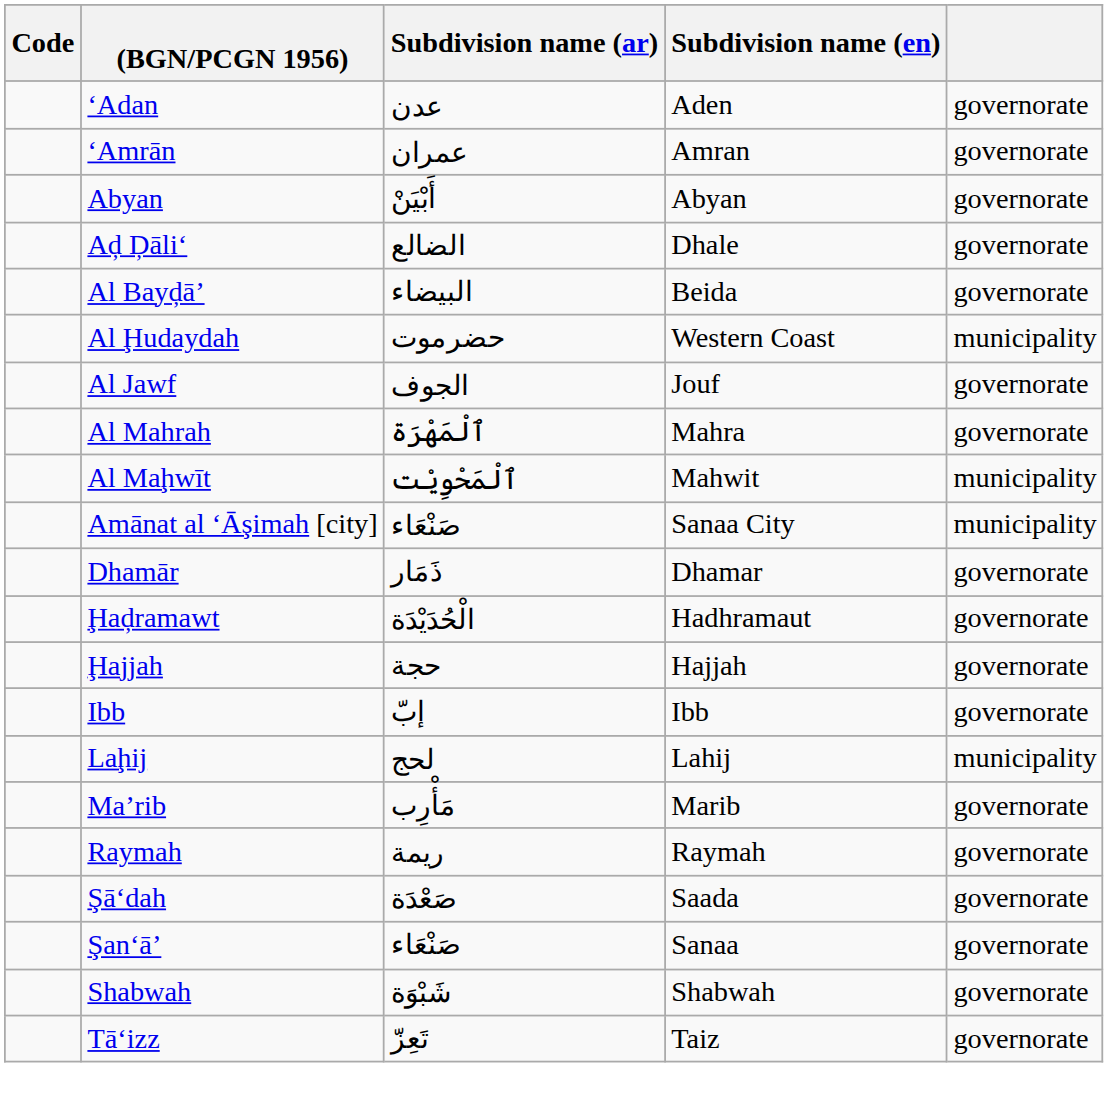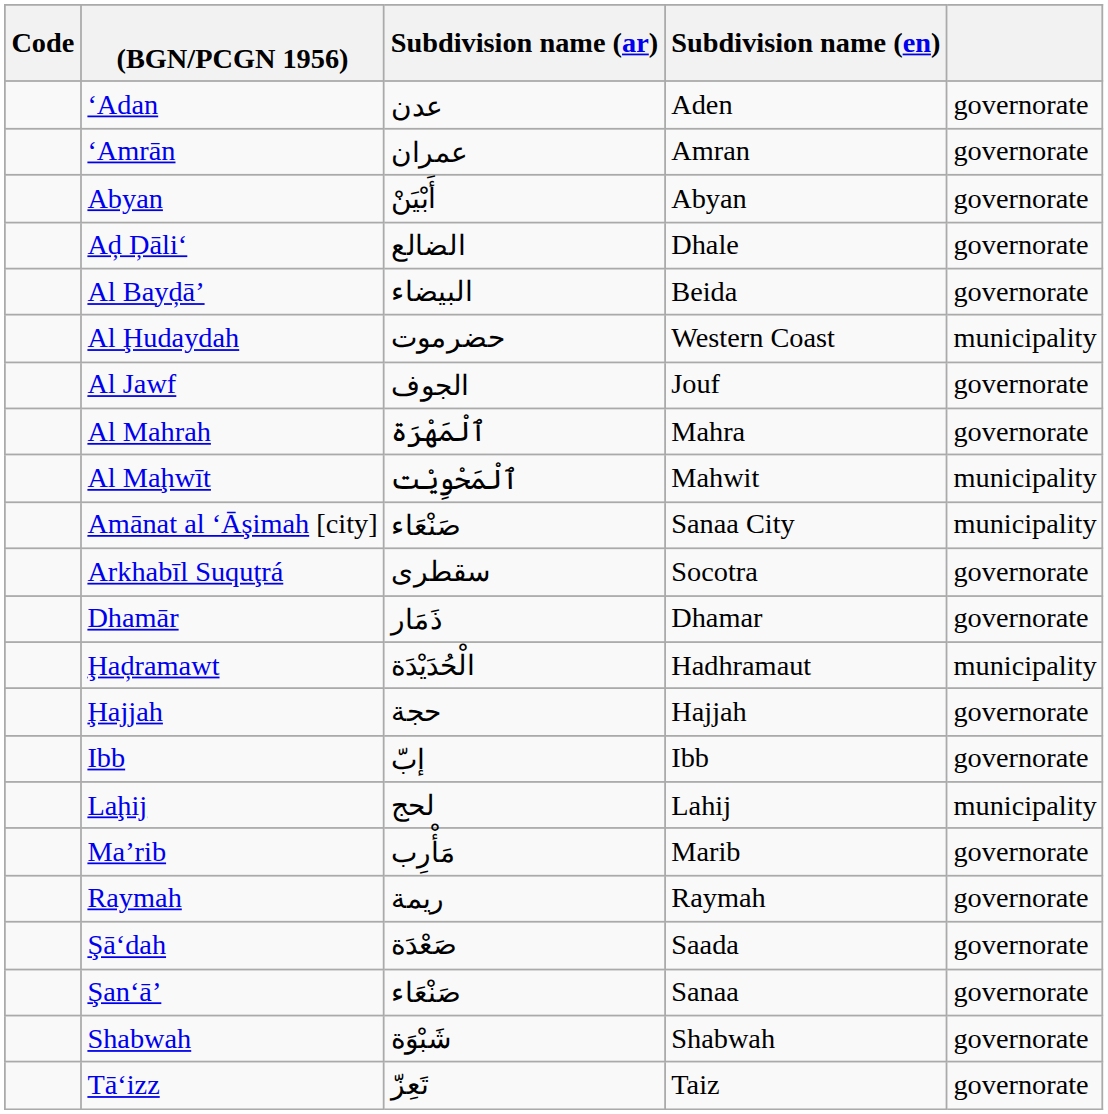+ row: (185, 571)
(1021, 618) governorate -> (1025, 664) municipality
